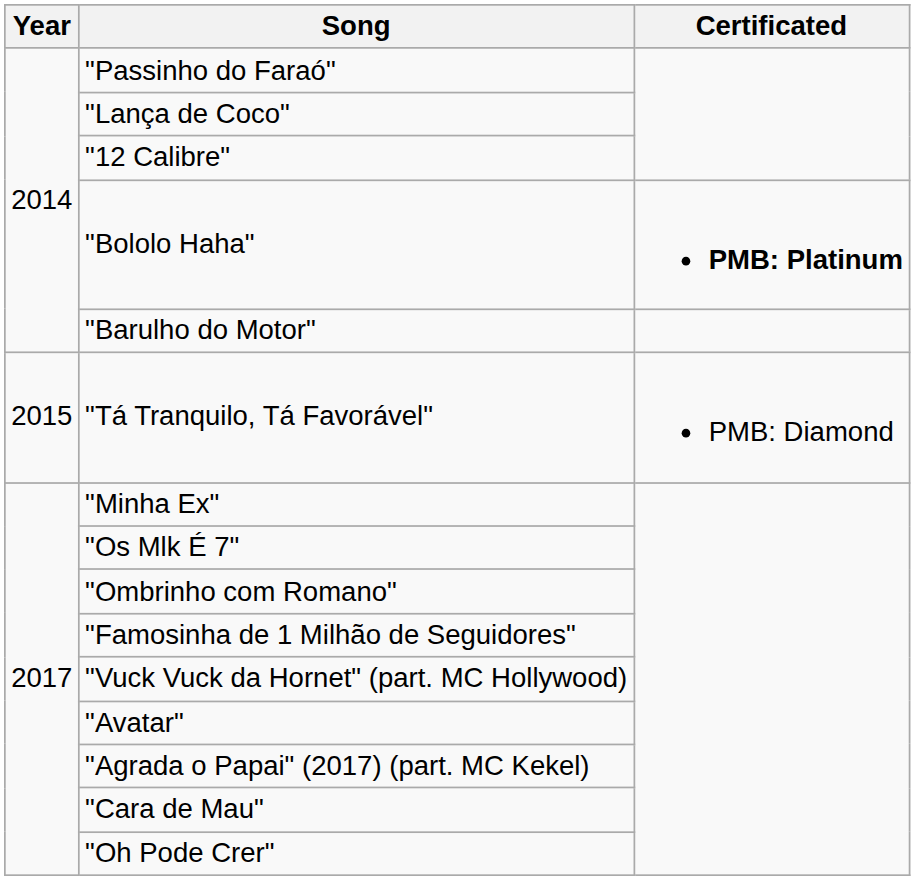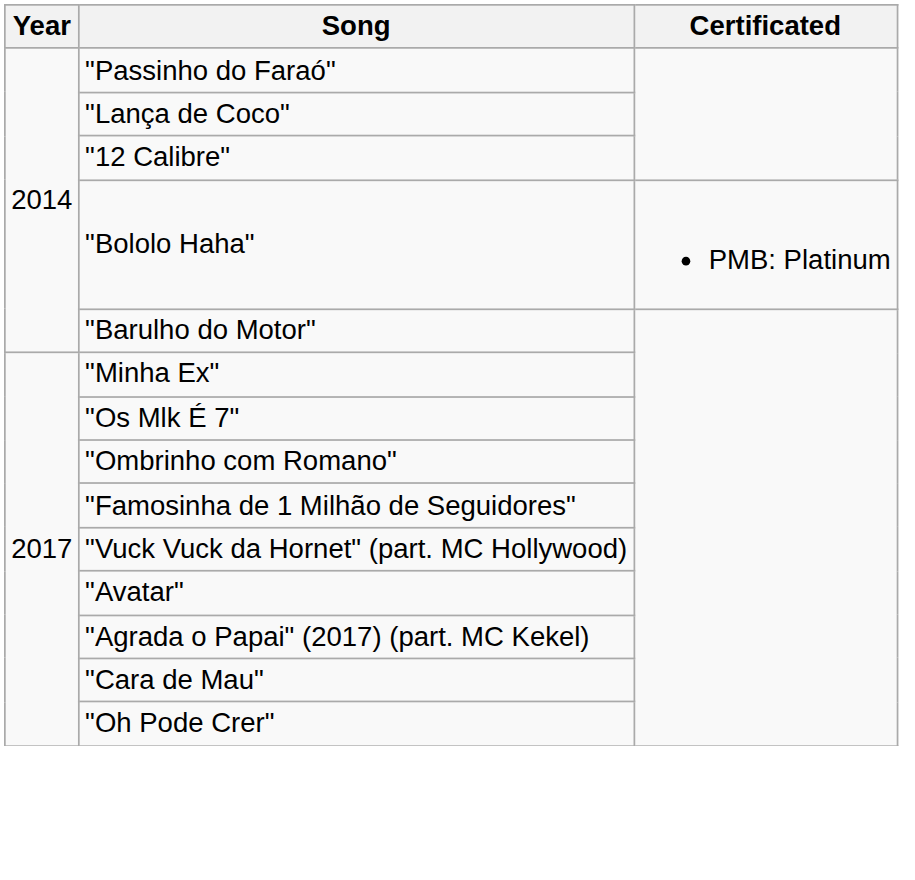(771, 260) bold -> (765, 260) normal
- row: (259, 417)
